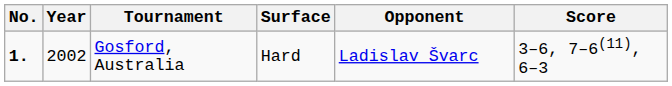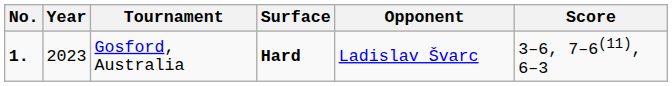(67, 56) 2002 -> (67, 56) 2023
(281, 56) normal -> (281, 56) bold
